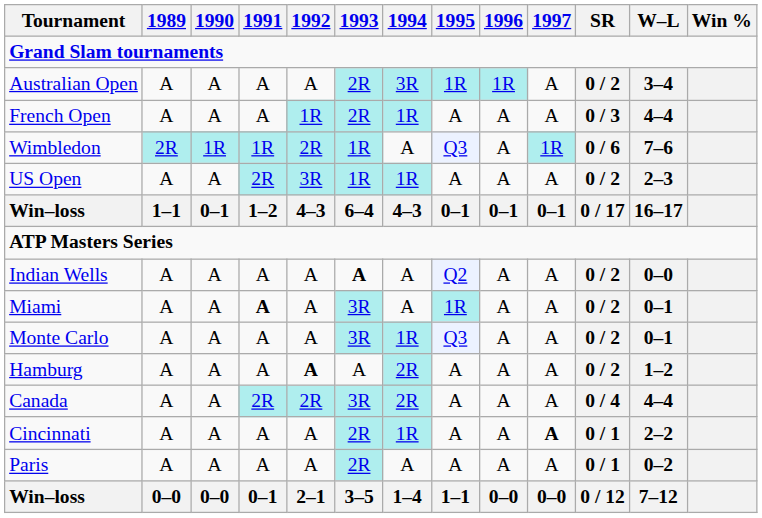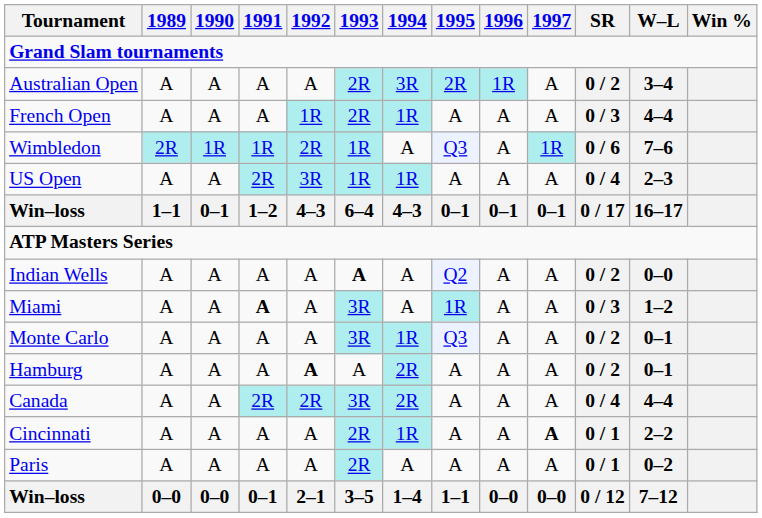(455, 83) 1R -> (455, 83) 2R
(603, 178) 0 / 2 -> (603, 178) 0 / 4
(603, 305) 0 / 2 -> (603, 305) 0 / 3
(658, 305) 0–1 -> (658, 305) 1–2
(658, 368) 1–2 -> (658, 368) 0–1
